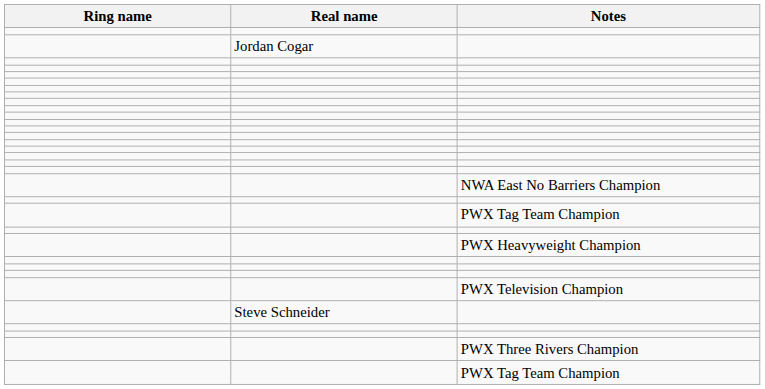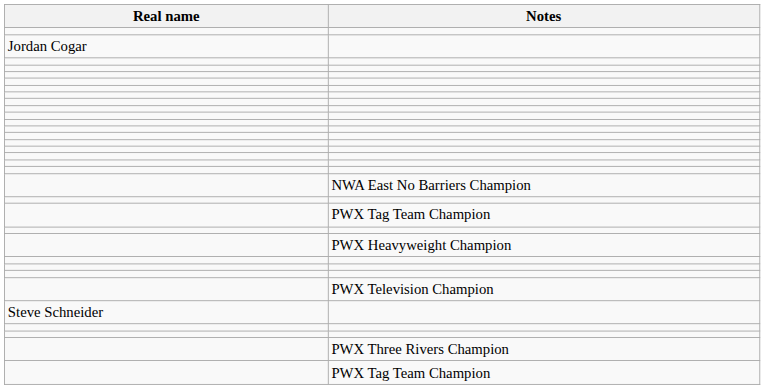- column: (118, 16)
